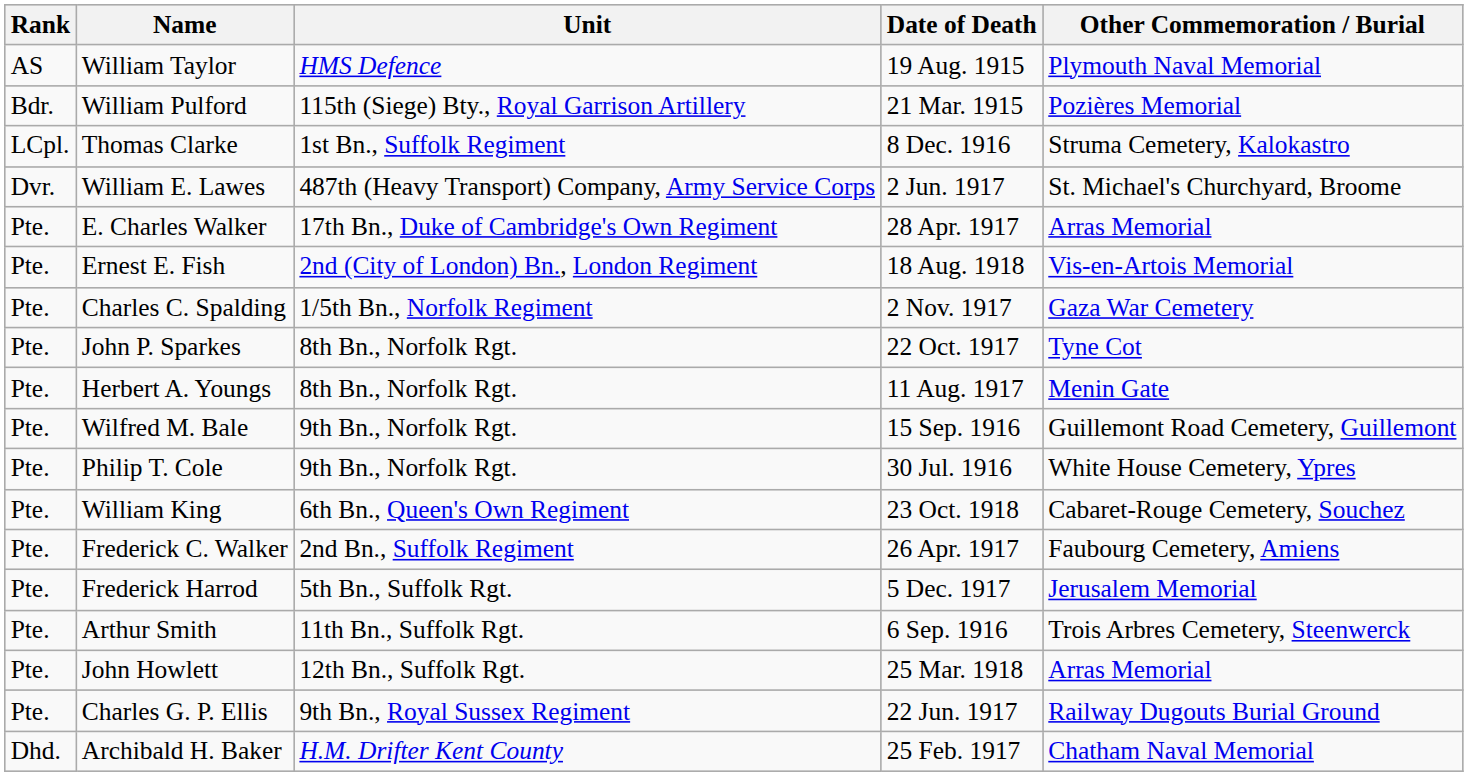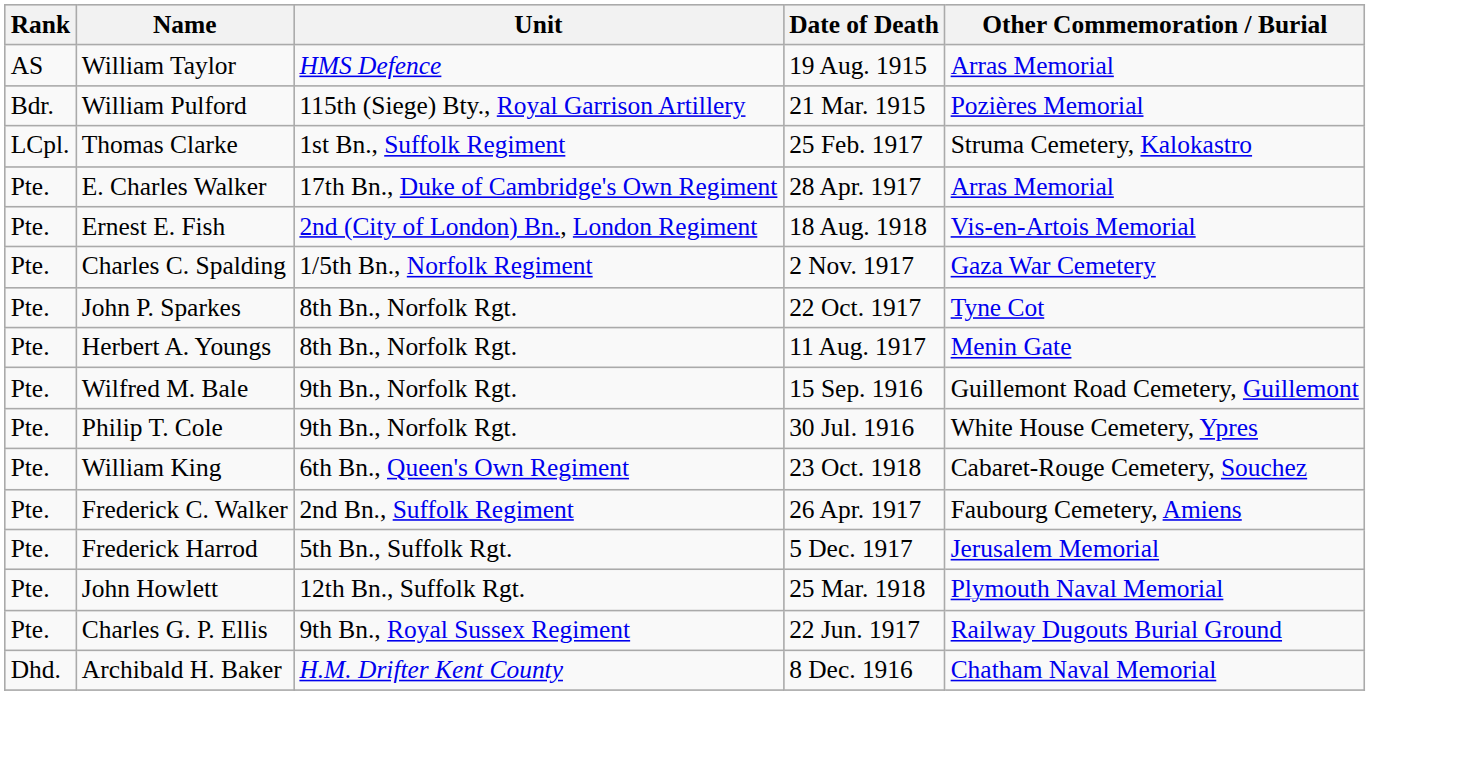(1185, 65) Plymouth Naval Memorial -> (1032, 65) Arras Memorial
(949, 145) 8 Dec. 1916 -> (856, 145) 25 Feb. 1917
- row: (173, 186)
- row: (149, 629)
(1130, 670) Arras Memorial -> (1087, 589) Plymouth Naval Memorial
(954, 750) 25 Feb. 1917 -> (851, 670) 8 Dec. 1916
